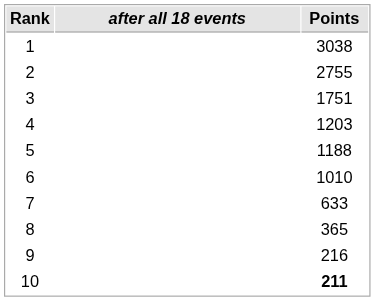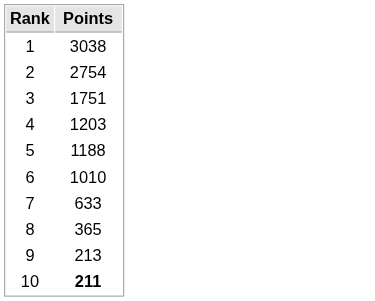- column: (177, 19)
(334, 72) 2755 -> (88, 72) 2754
(334, 256) 216 -> (88, 256) 213
